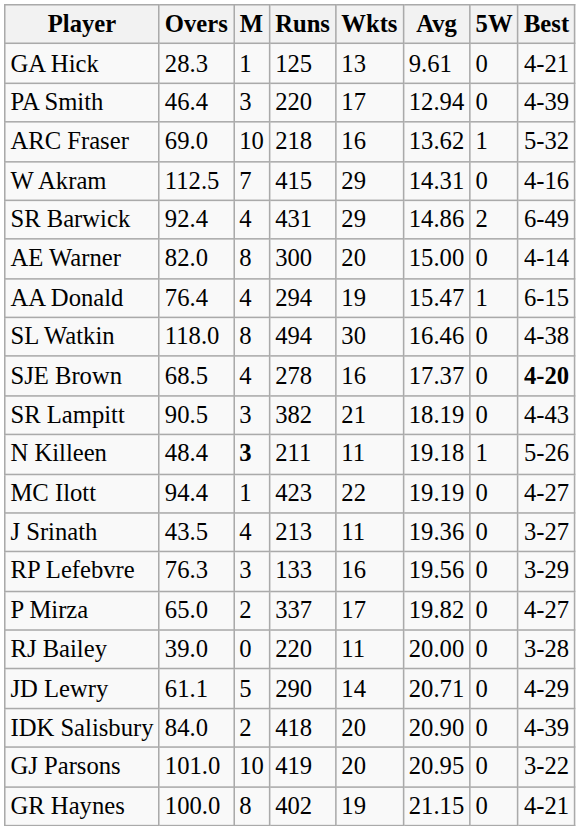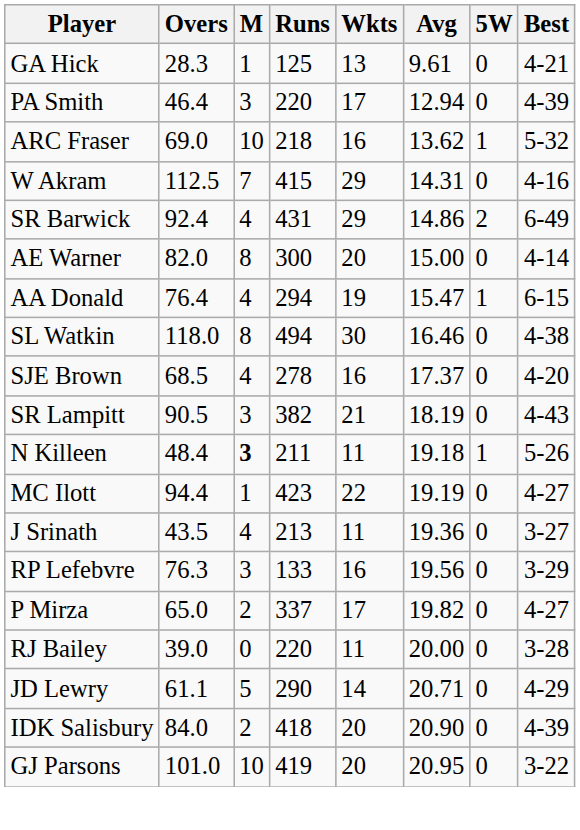(547, 375) bold -> (547, 375) normal
- row: (68, 805)
